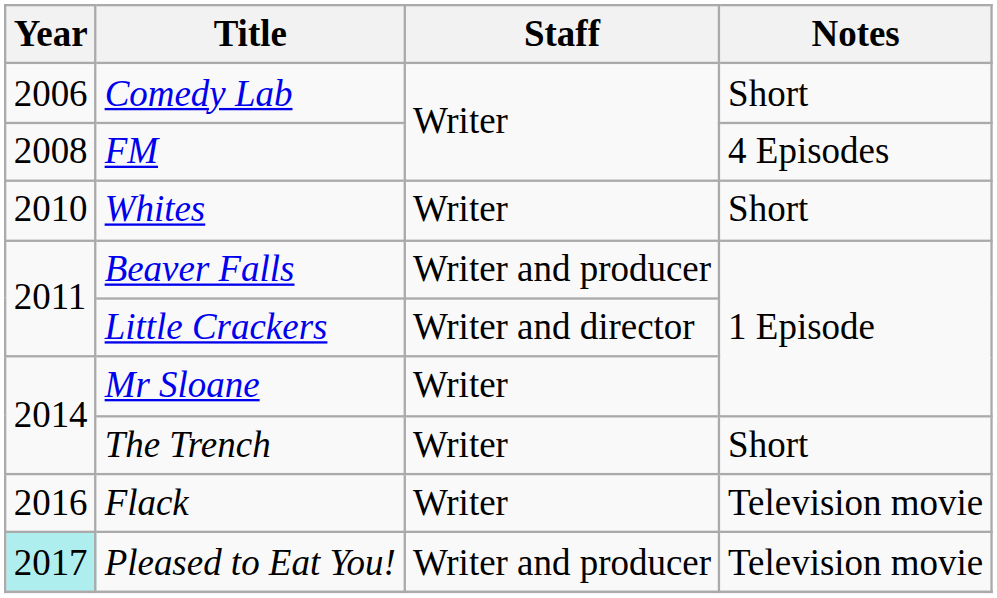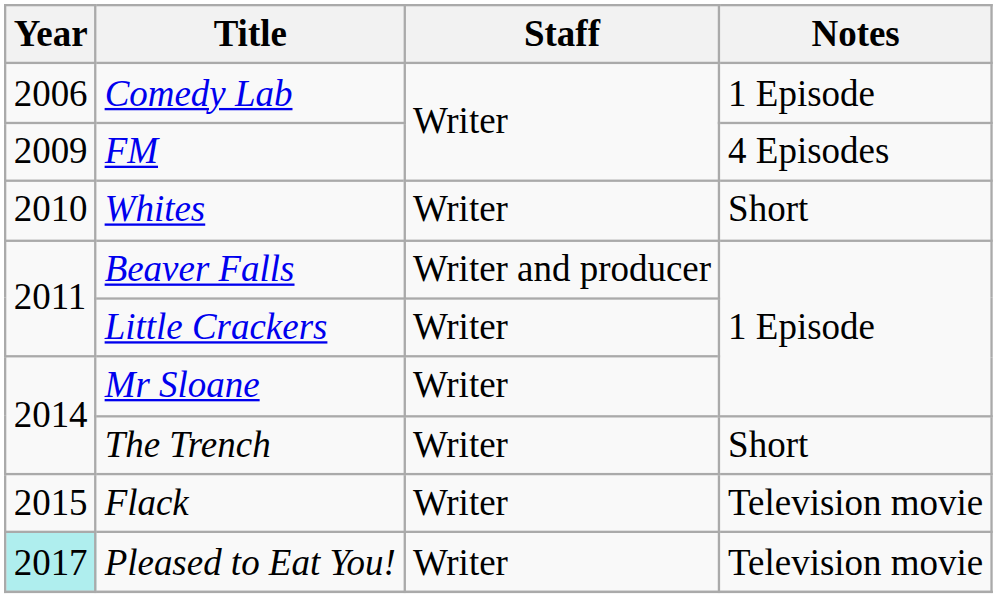(768, 92) Short -> (802, 92) 1 Episode
(51, 151) 2008 -> (51, 151) 2009
(554, 326) Writer and director -> (460, 326) Writer
(51, 502) 2016 -> (51, 502) 2015
(562, 561) Writer and producer -> (460, 561) Writer
